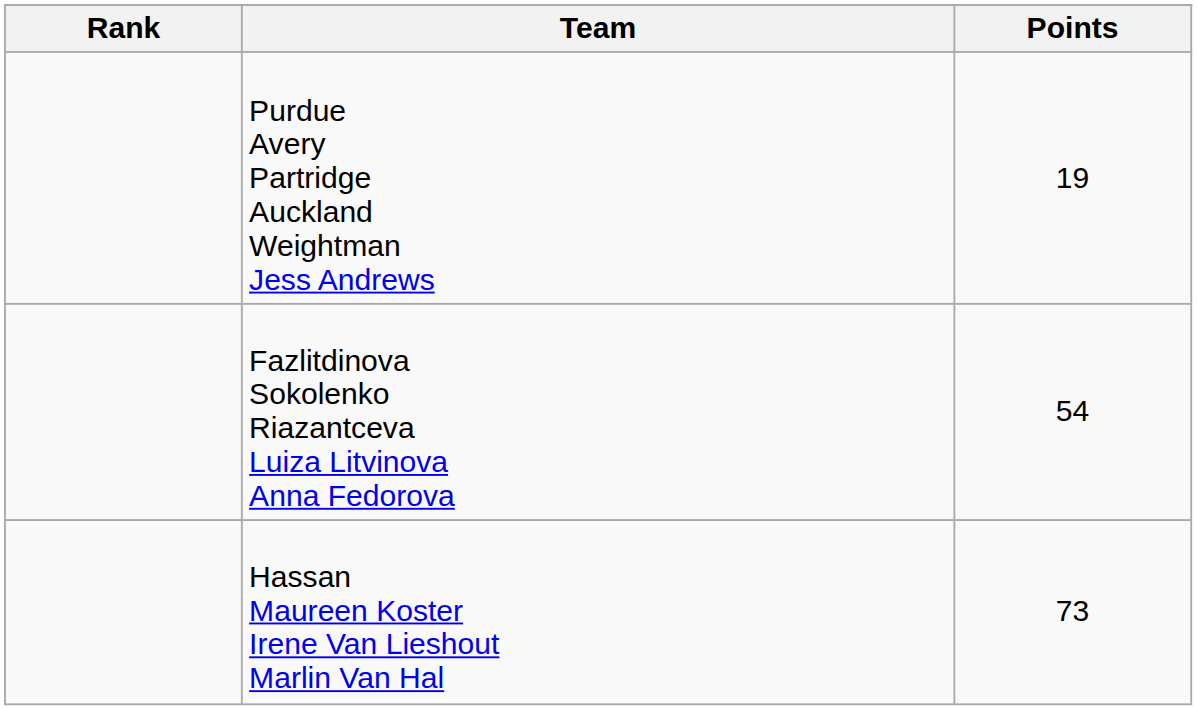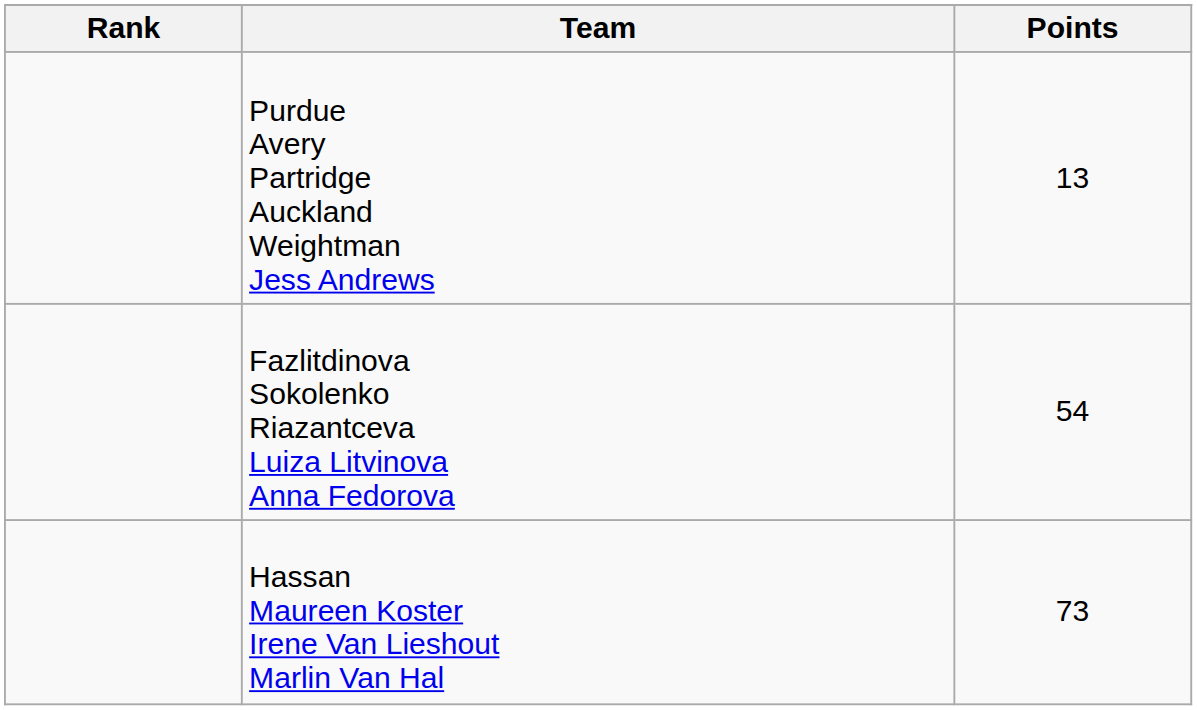(1073, 177) 19 -> (1073, 177) 13
